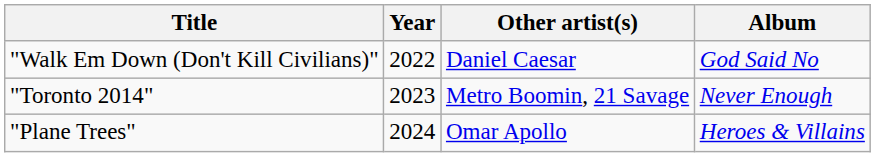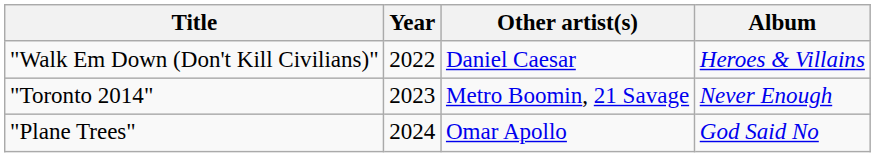(759, 59) God Said No -> (782, 59) Heroes & Villains
(782, 132) Heroes & Villains -> (759, 132) God Said No
